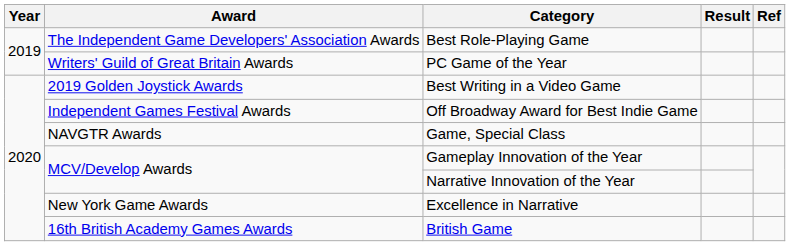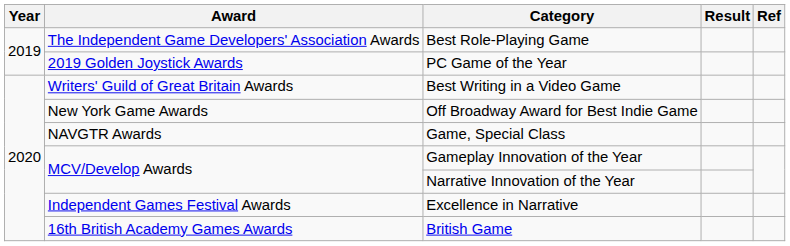(171, 63) Writers' Guild of Great Britain Awards -> (145, 63) 2019 Golden Joystick Awards
(145, 87) 2019 Golden Joystick Awards -> (171, 87) Writers' Guild of Great Britain Awards
(169, 110) Independent Games Festival Awards -> (128, 110) New York Game Awards
(128, 205) New York Game Awards -> (169, 205) Independent Games Festival Awards
